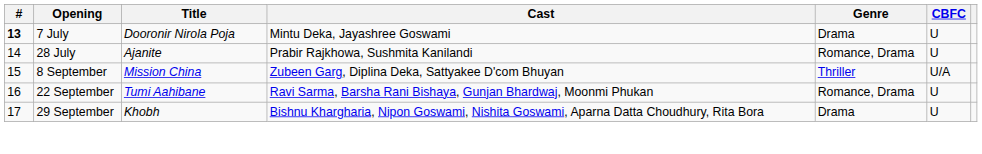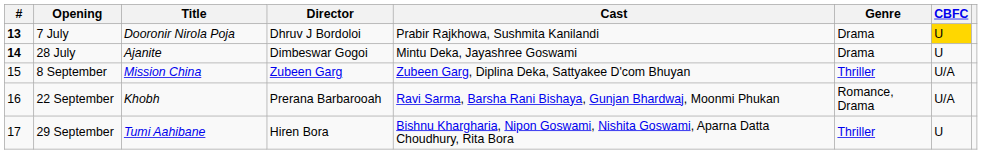+ column: (330, 14)
(360, 33) Mintu Deka, Jayashree Goswami -> (498, 33) Prabir Rajkhowa, Sushmita Kanilandi
(934, 33) no background -> (939, 33) gold background
(14, 53) normal -> (14, 53) bold
(371, 53) Prabir Rajkhowa, Sushmita Kanilandi -> (487, 53) Mintu Deka, Jayashree Goswami
(866, 53) Romance, Drama -> (856, 53) Drama
(165, 92) Tumi Aahibane -> (142, 99) Khobh
(934, 92) U -> (944, 99) U/A
(142, 111) Khobh -> (165, 132) Tumi Aahibane
(836, 111) Drama -> (856, 132) Thriller
